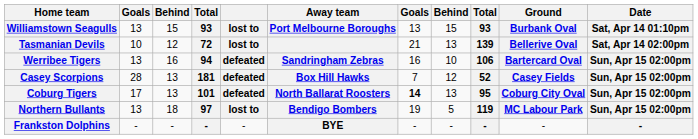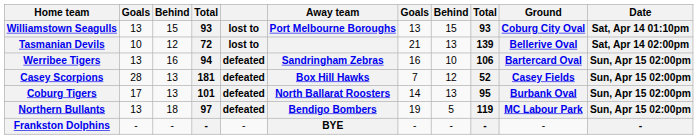(543, 28) Burbank Oval -> (543, 28) Coburg City Oval
(415, 93) bold -> (415, 93) normal
(543, 93) Coburg City Oval -> (543, 93) Burbank Oval
(244, 110) lost to -> (244, 110) defeated
